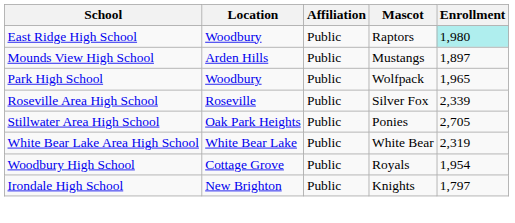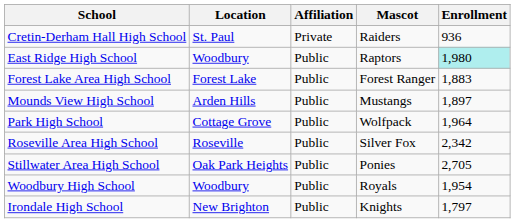+ row: (97, 36)
+ row: (89, 79)
(233, 79) Woodbury -> (232, 121) Cottage Grove
(455, 79) 1,965 -> (457, 121) 1,964
(455, 100) 2,339 -> (457, 143) 2,342
- row: (103, 143)
(245, 164) Cottage Grove -> (221, 185) Woodbury
